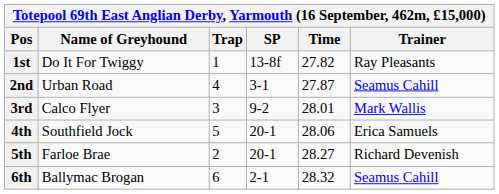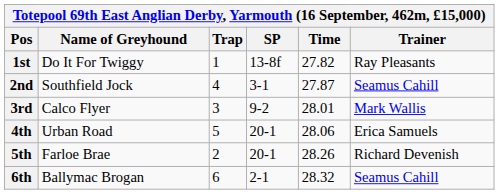(77, 85) Urban Road -> (87, 85) Southfield Jock
(87, 131) Southfield Jock -> (77, 131) Urban Road
(318, 154) 28.27 -> (318, 154) 28.26
